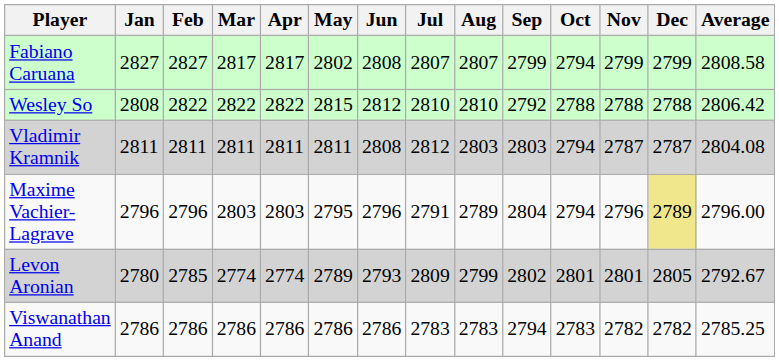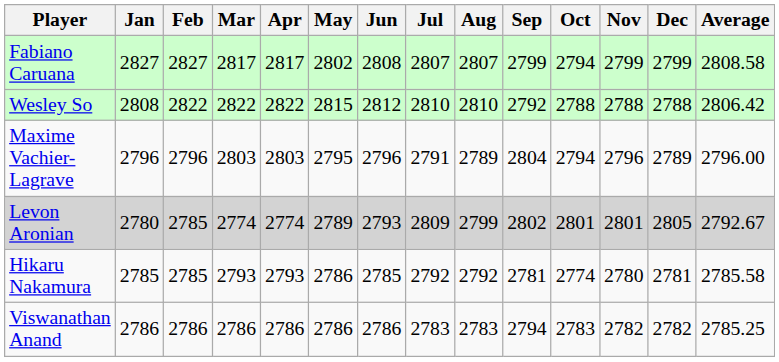- row: (45, 146)
(672, 211) khaki background -> (672, 158) no background
+ row: (50, 275)
